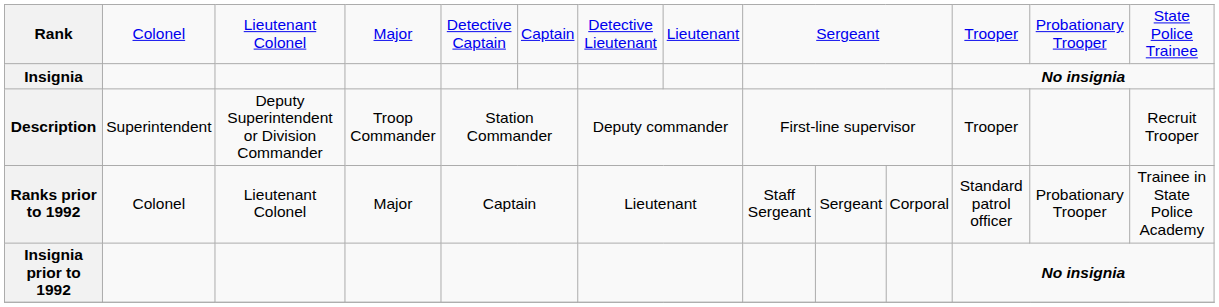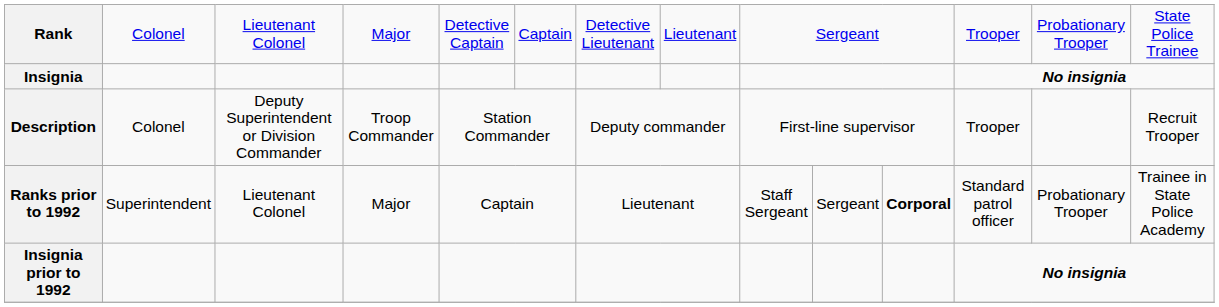(159, 127) Superintendent -> (158, 127) Colonel
(159, 204) Colonel -> (158, 204) Superintendent
(919, 204) normal -> (919, 204) bold
